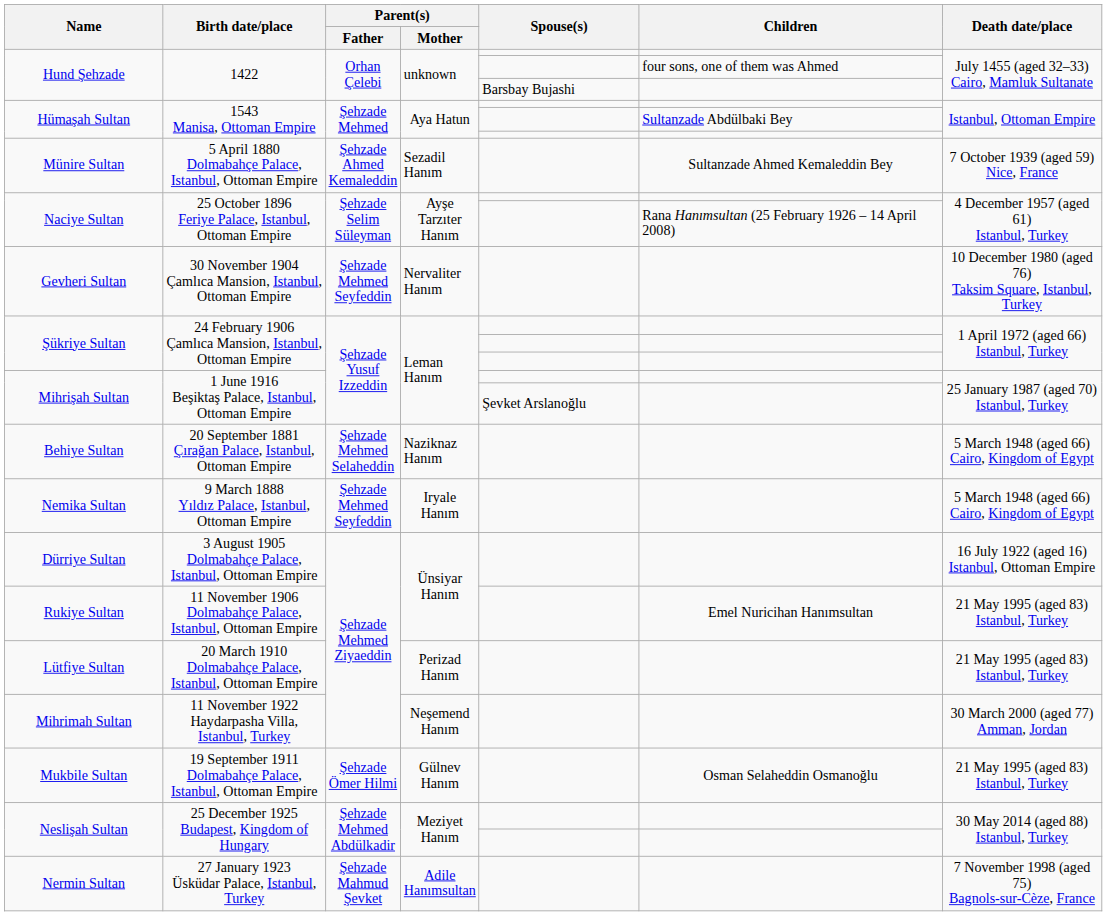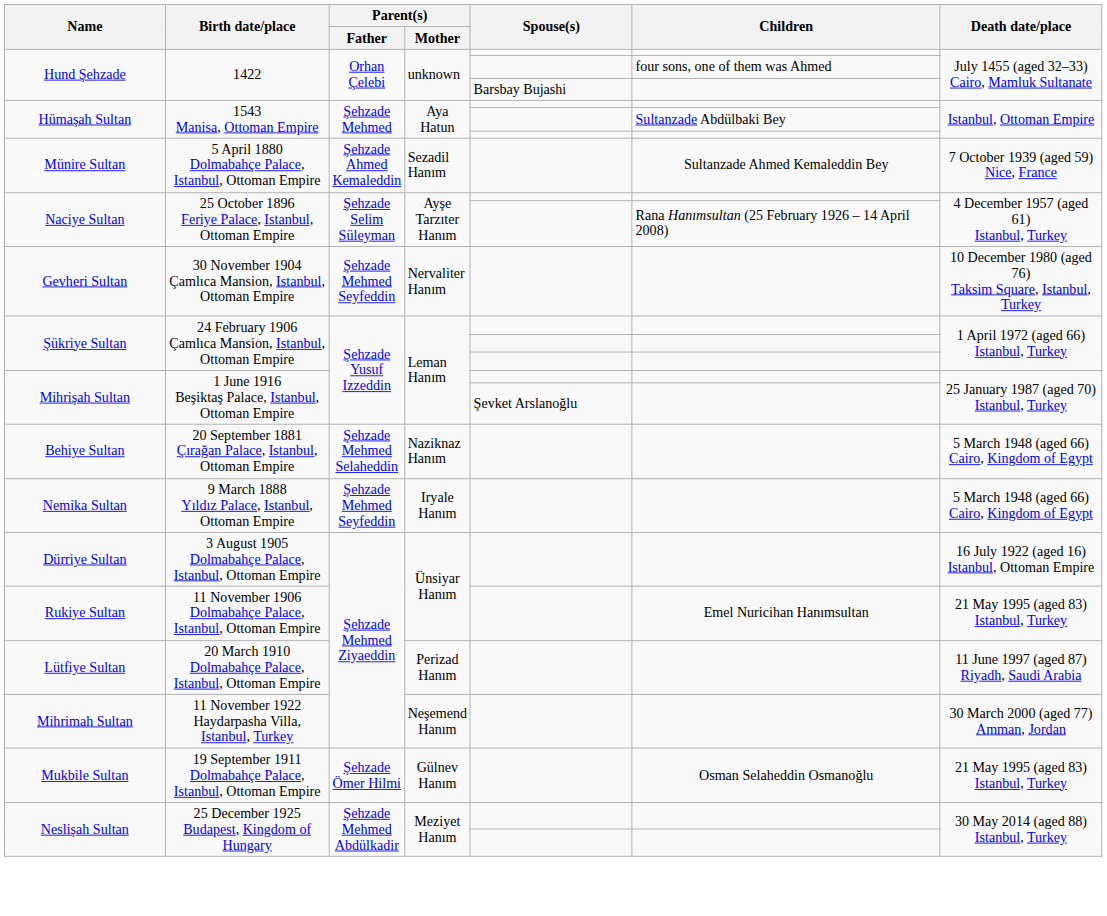(1022, 667) 21 May 1995 (aged 83) Istanbul, Turkey -> (1021, 667) 11 June 1997 (aged 87) Riyadh, Saudi Arabia
- row: (84, 883)
